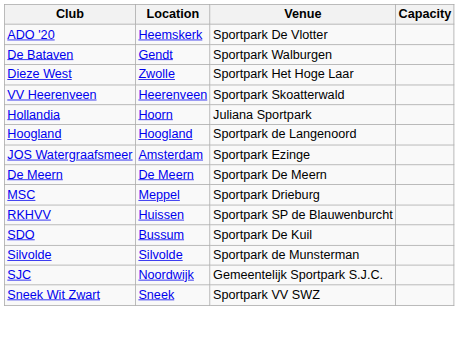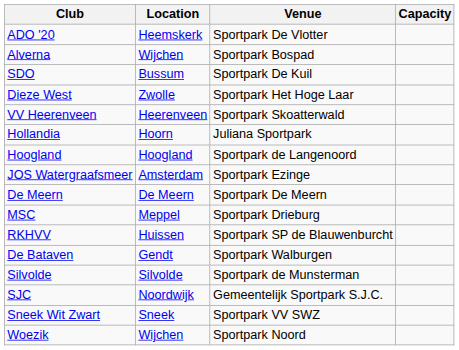+ row: (29, 54)
rows swapped: (40, 54) <-> (21, 235)
+ row: (28, 335)
